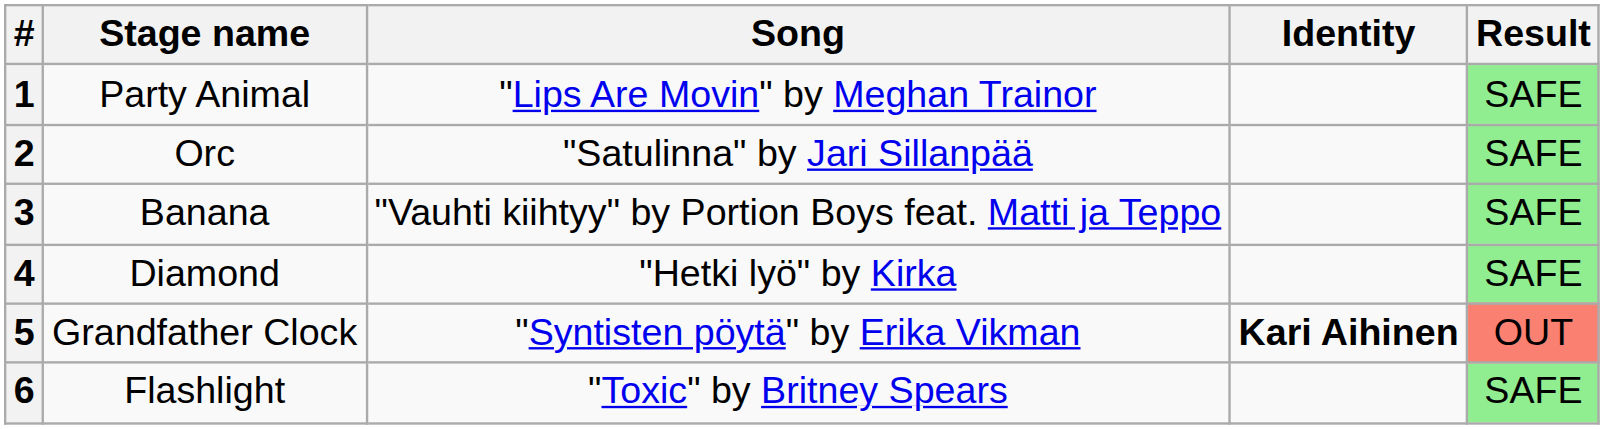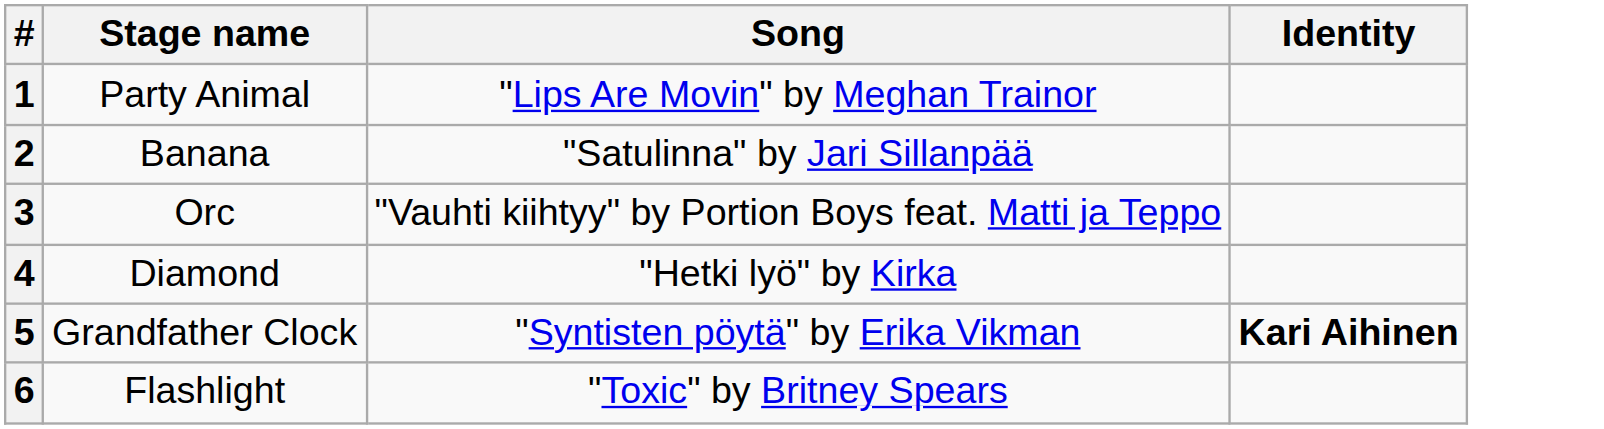- column: (1533, 34)
(205, 153) Orc -> (205, 153) Banana
(205, 213) Banana -> (205, 213) Orc
